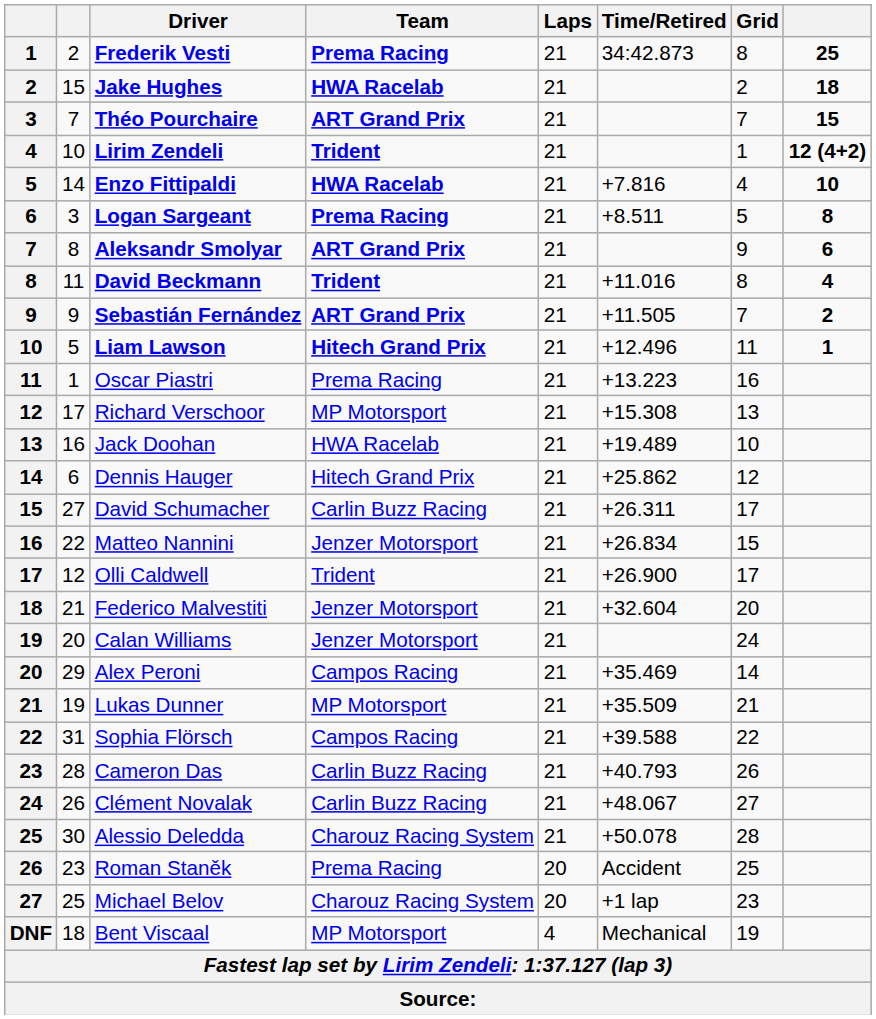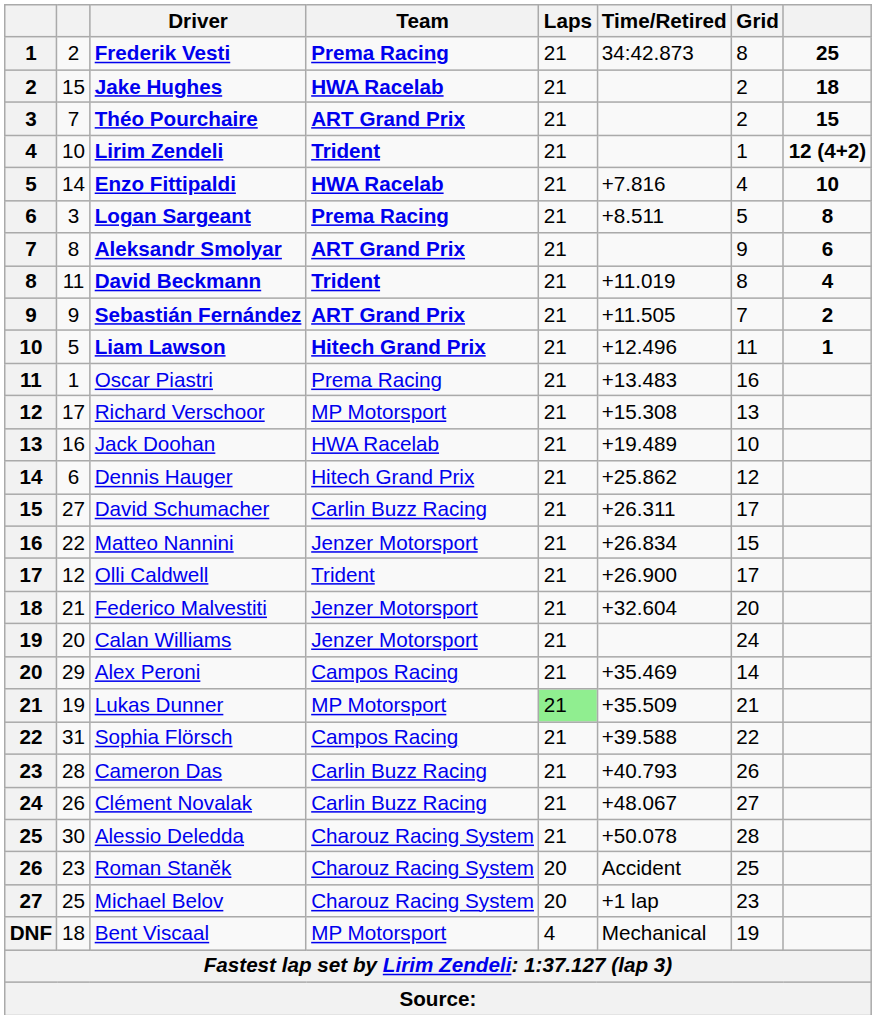(742, 118) 7 -> (742, 118) 2
(639, 281) +11.016 -> (639, 281) +11.019
(639, 379) +13.223 -> (639, 379) +13.483
(555, 705) no background -> (555, 705) lightgreen background
(377, 868) Prema Racing -> (423, 868) Charouz Racing System
